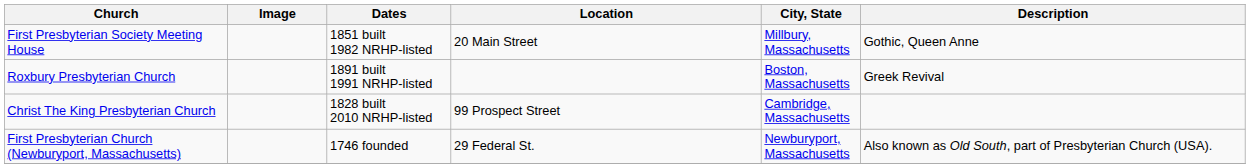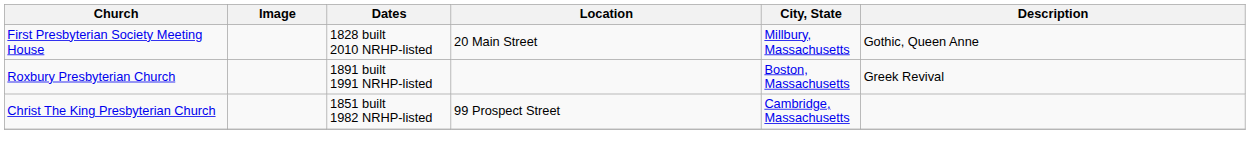(381, 42) 1851 built 1982 NRHP-listed -> (381, 42) 1828 built 2010 NRHP-listed
(381, 111) 1828 built 2010 NRHP-listed -> (381, 111) 1851 built 1982 NRHP-listed
- row: (94, 146)
